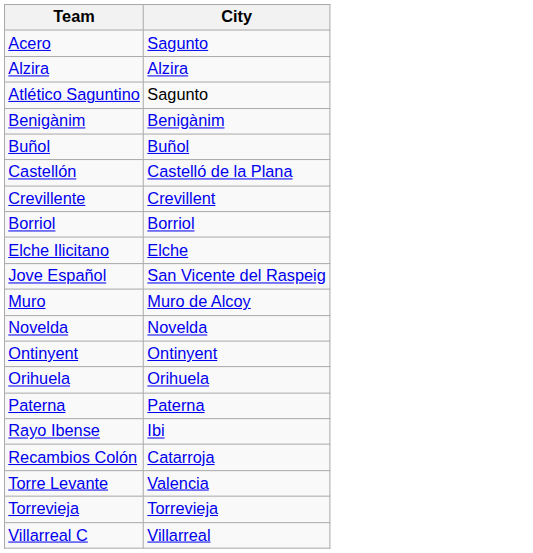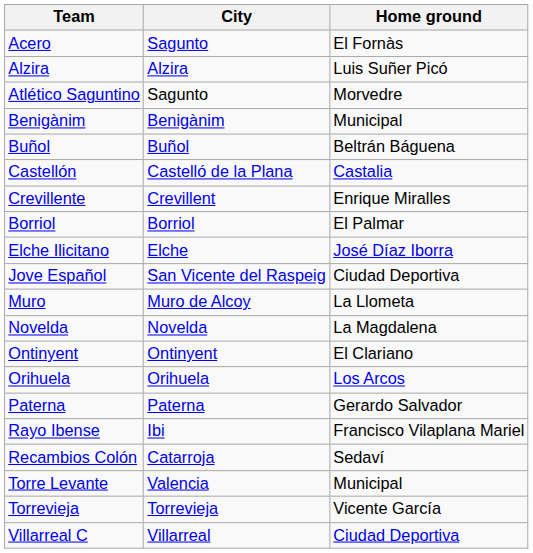+ column: (429, 17)
